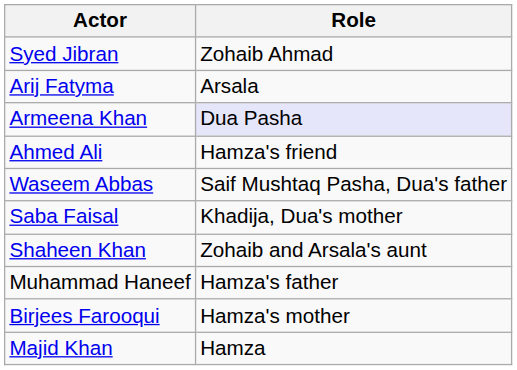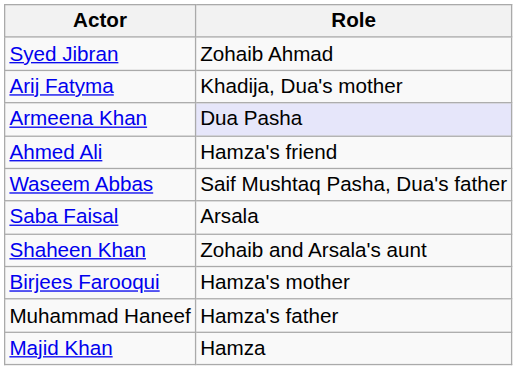(229, 86) Arsala -> (301, 86) Khadija, Dua's mother
(301, 217) Khadija, Dua's mother -> (229, 217) Arsala
rows swapped: (85, 315) <-> (100, 282)
